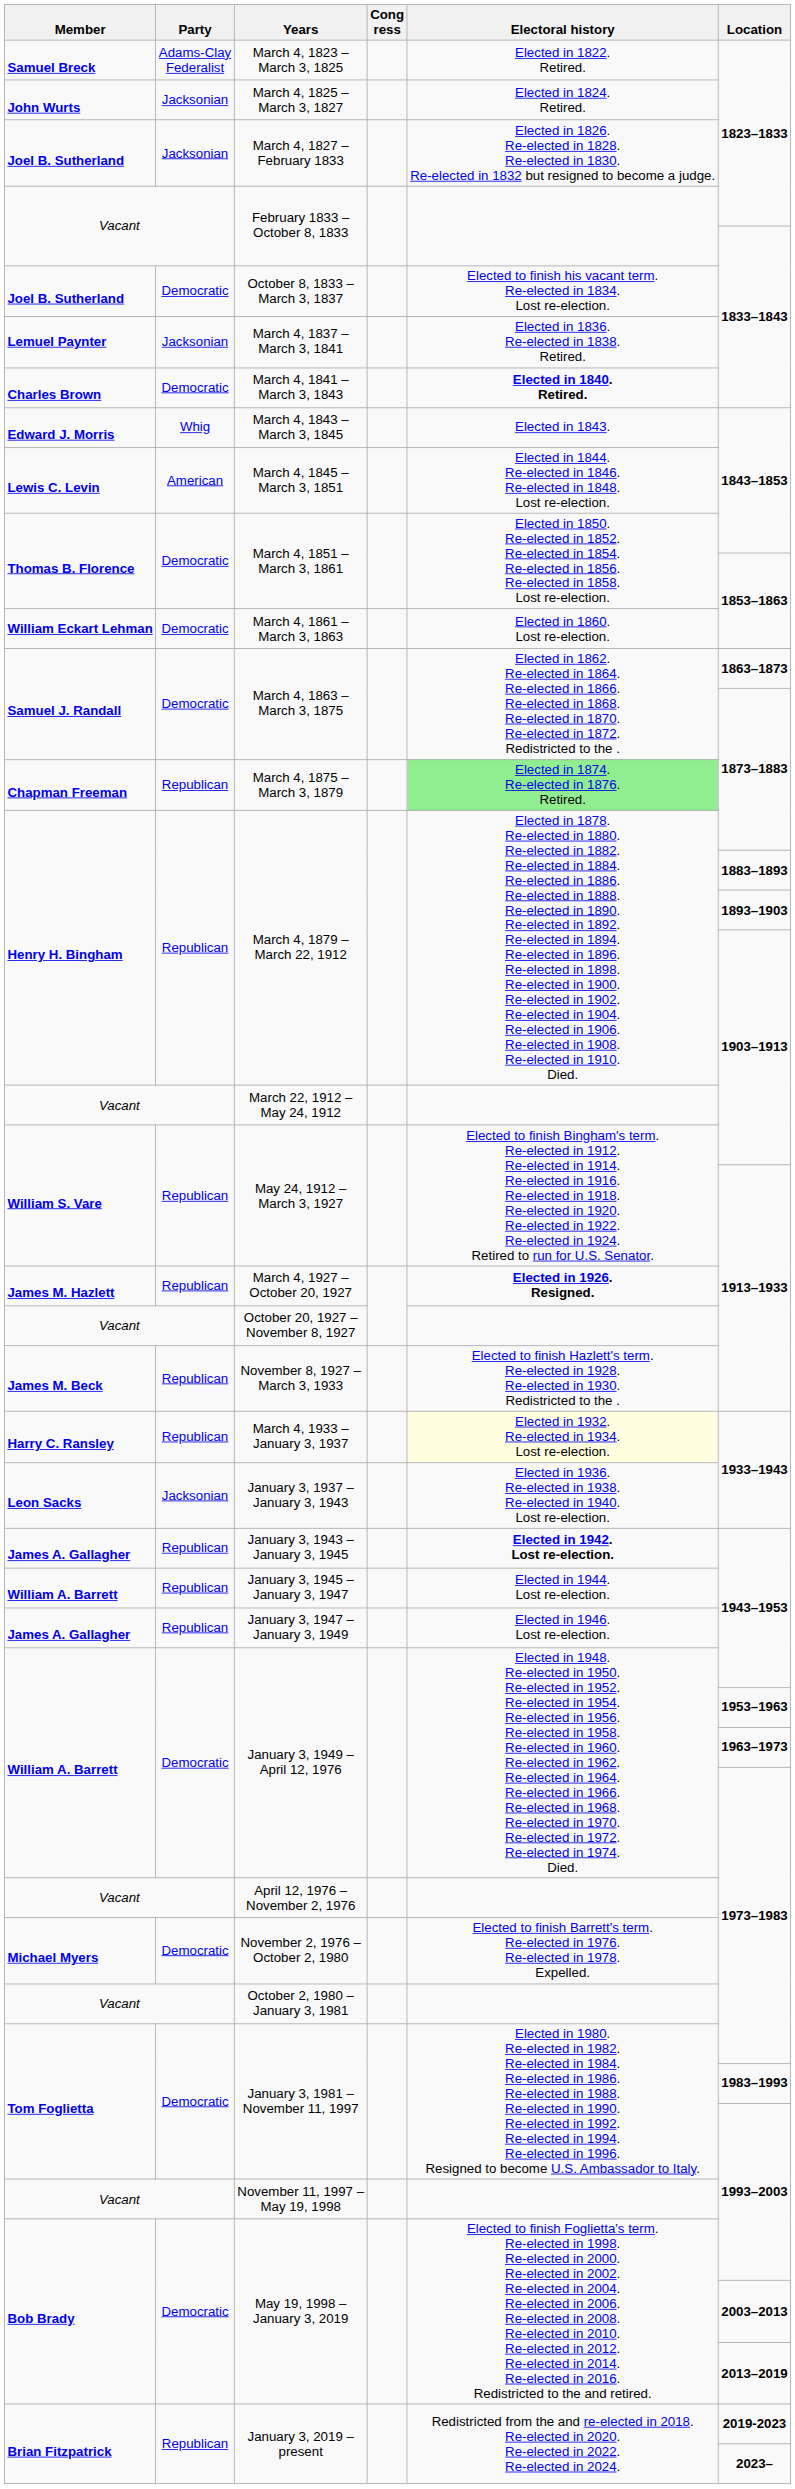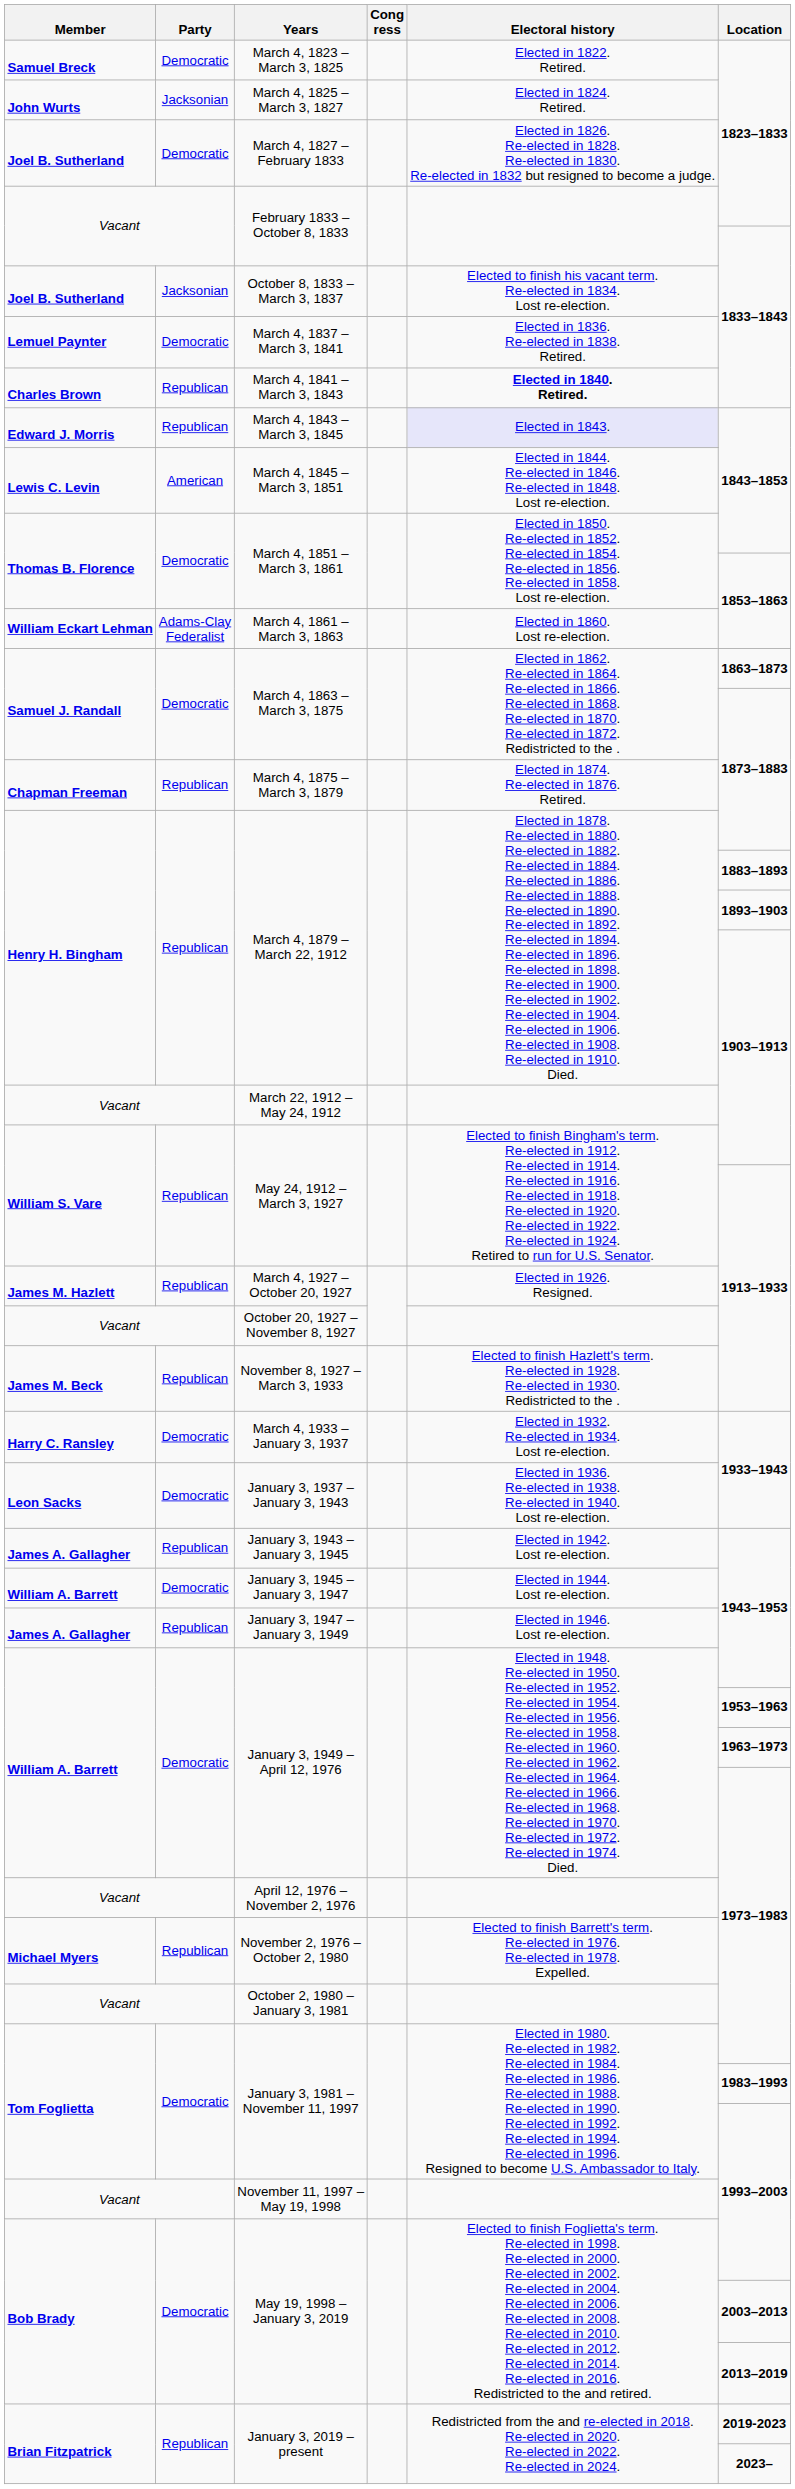(195, 60) Adams-Clay Federalist -> (195, 60) Democratic
(195, 153) Jacksonian -> (195, 153) Democratic
(195, 291) Democratic -> (195, 291) Jacksonian
(195, 342) Jacksonian -> (195, 342) Democratic
(195, 387) Democratic -> (195, 387) Republican
(195, 427) Whig -> (195, 427) Republican
(563, 427) no background -> (563, 427) lavender background
(195, 628) Democratic -> (195, 628) Adams-Clay Federalist
(563, 784) lightgreen background -> (563, 784) no background
(563, 1285) bold -> (563, 1285) normal
(195, 1436) Republican -> (195, 1436) Democratic
(563, 1436) lightyellow background -> (563, 1436) no background
(195, 1495) Jacksonian -> (195, 1495) Democratic
(563, 1548) bold -> (563, 1548) normal
(195, 1588) Republican -> (195, 1588) Democratic
(195, 1950) Democratic -> (195, 1950) Republican
